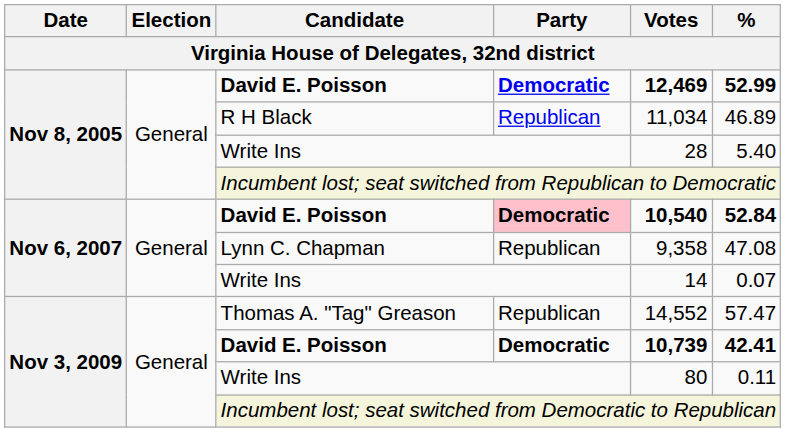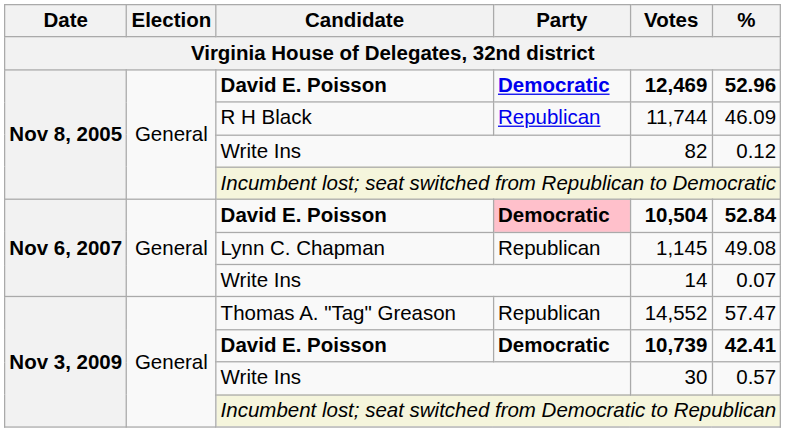(750, 85) 52.99 -> (750, 85) 52.96
(677, 118) 11,034 -> (677, 118) 11,744
(750, 118) 46.89 -> (750, 118) 46.09
(696, 150) 28 -> (696, 150) 82
(756, 150) 5.40 -> (756, 150) 0.12
(676, 215) 10,540 -> (676, 215) 10,504
(682, 248) 9,358 -> (682, 248) 1,145
(750, 248) 47.08 -> (750, 248) 49.08
(696, 378) 80 -> (696, 378) 30
(757, 378) 0.11 -> (756, 378) 0.57
